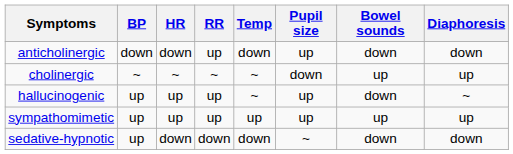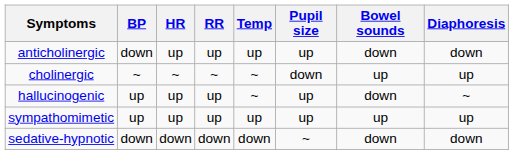(175, 52) down -> (175, 52) up
(254, 52) down -> (254, 52) up
(137, 139) up -> (137, 139) down
